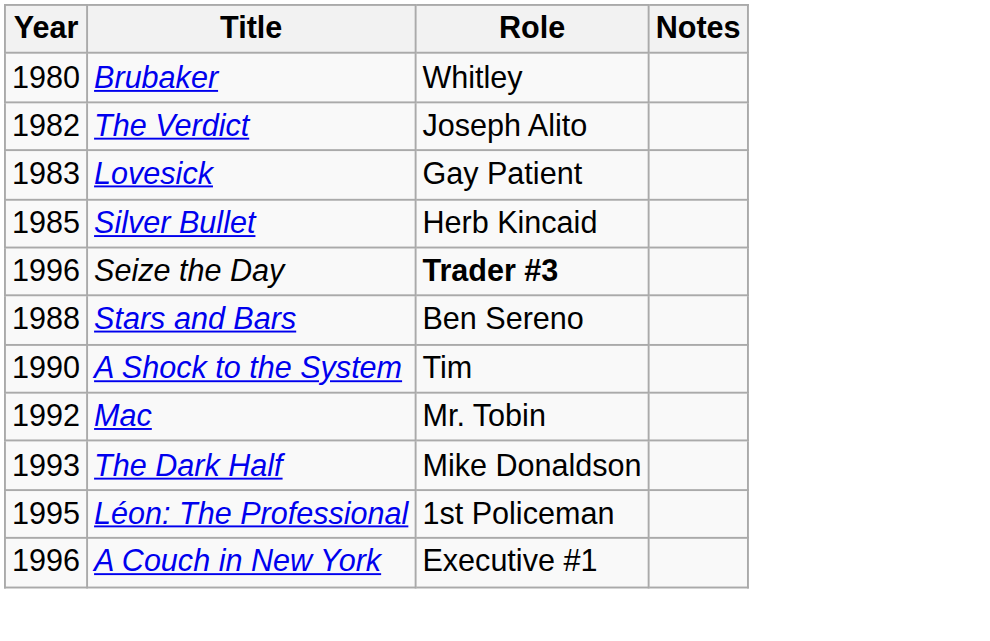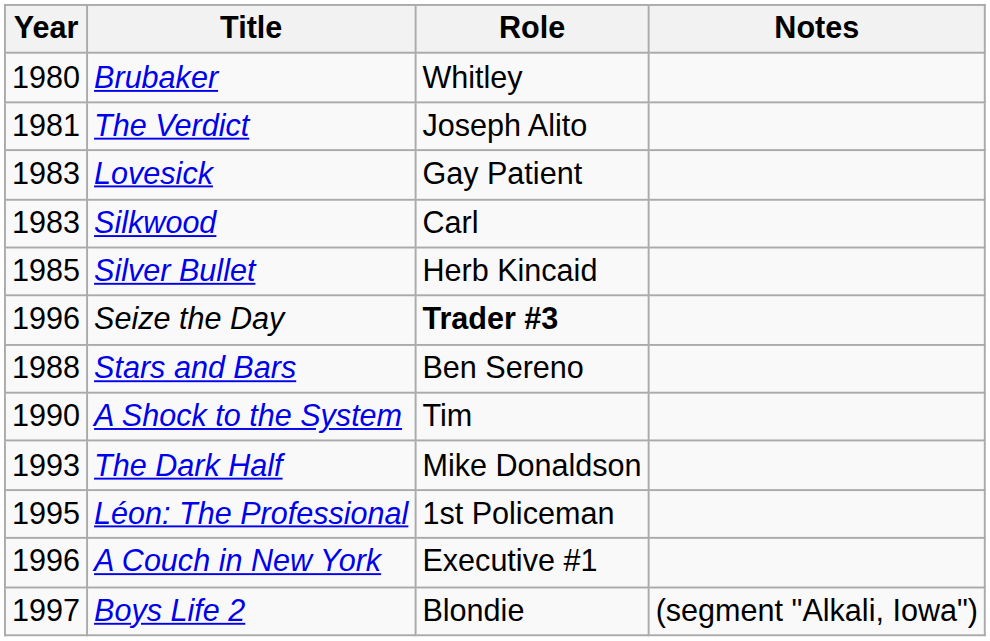(46, 125) 1982 -> (46, 125) 1981
+ row: (155, 222)
- row: (123, 416)
+ row: (170, 610)
